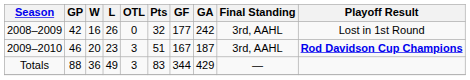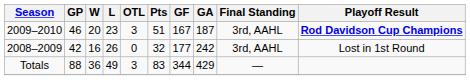rows swapped: (35, 30) <-> (35, 48)
